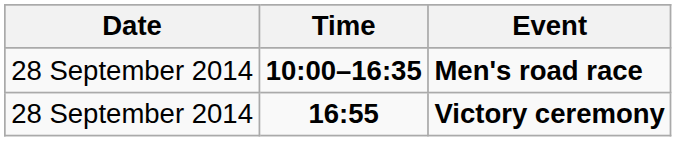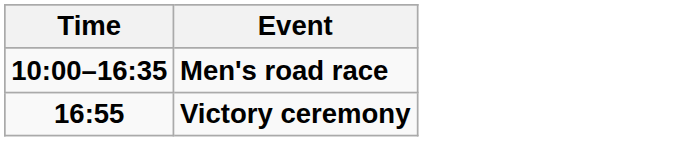- column: (132, 26)
